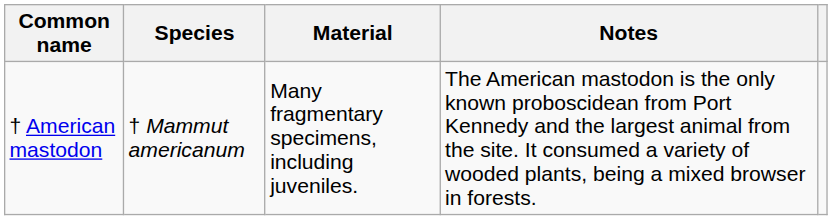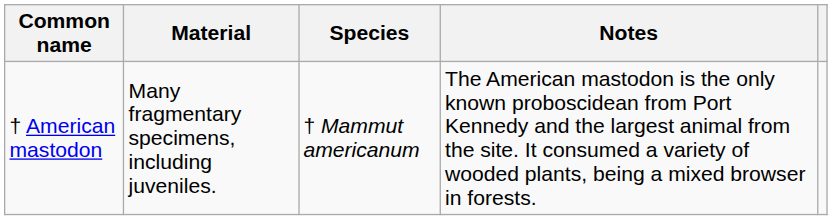columns swapped: (194, 33) <-> (353, 33)
